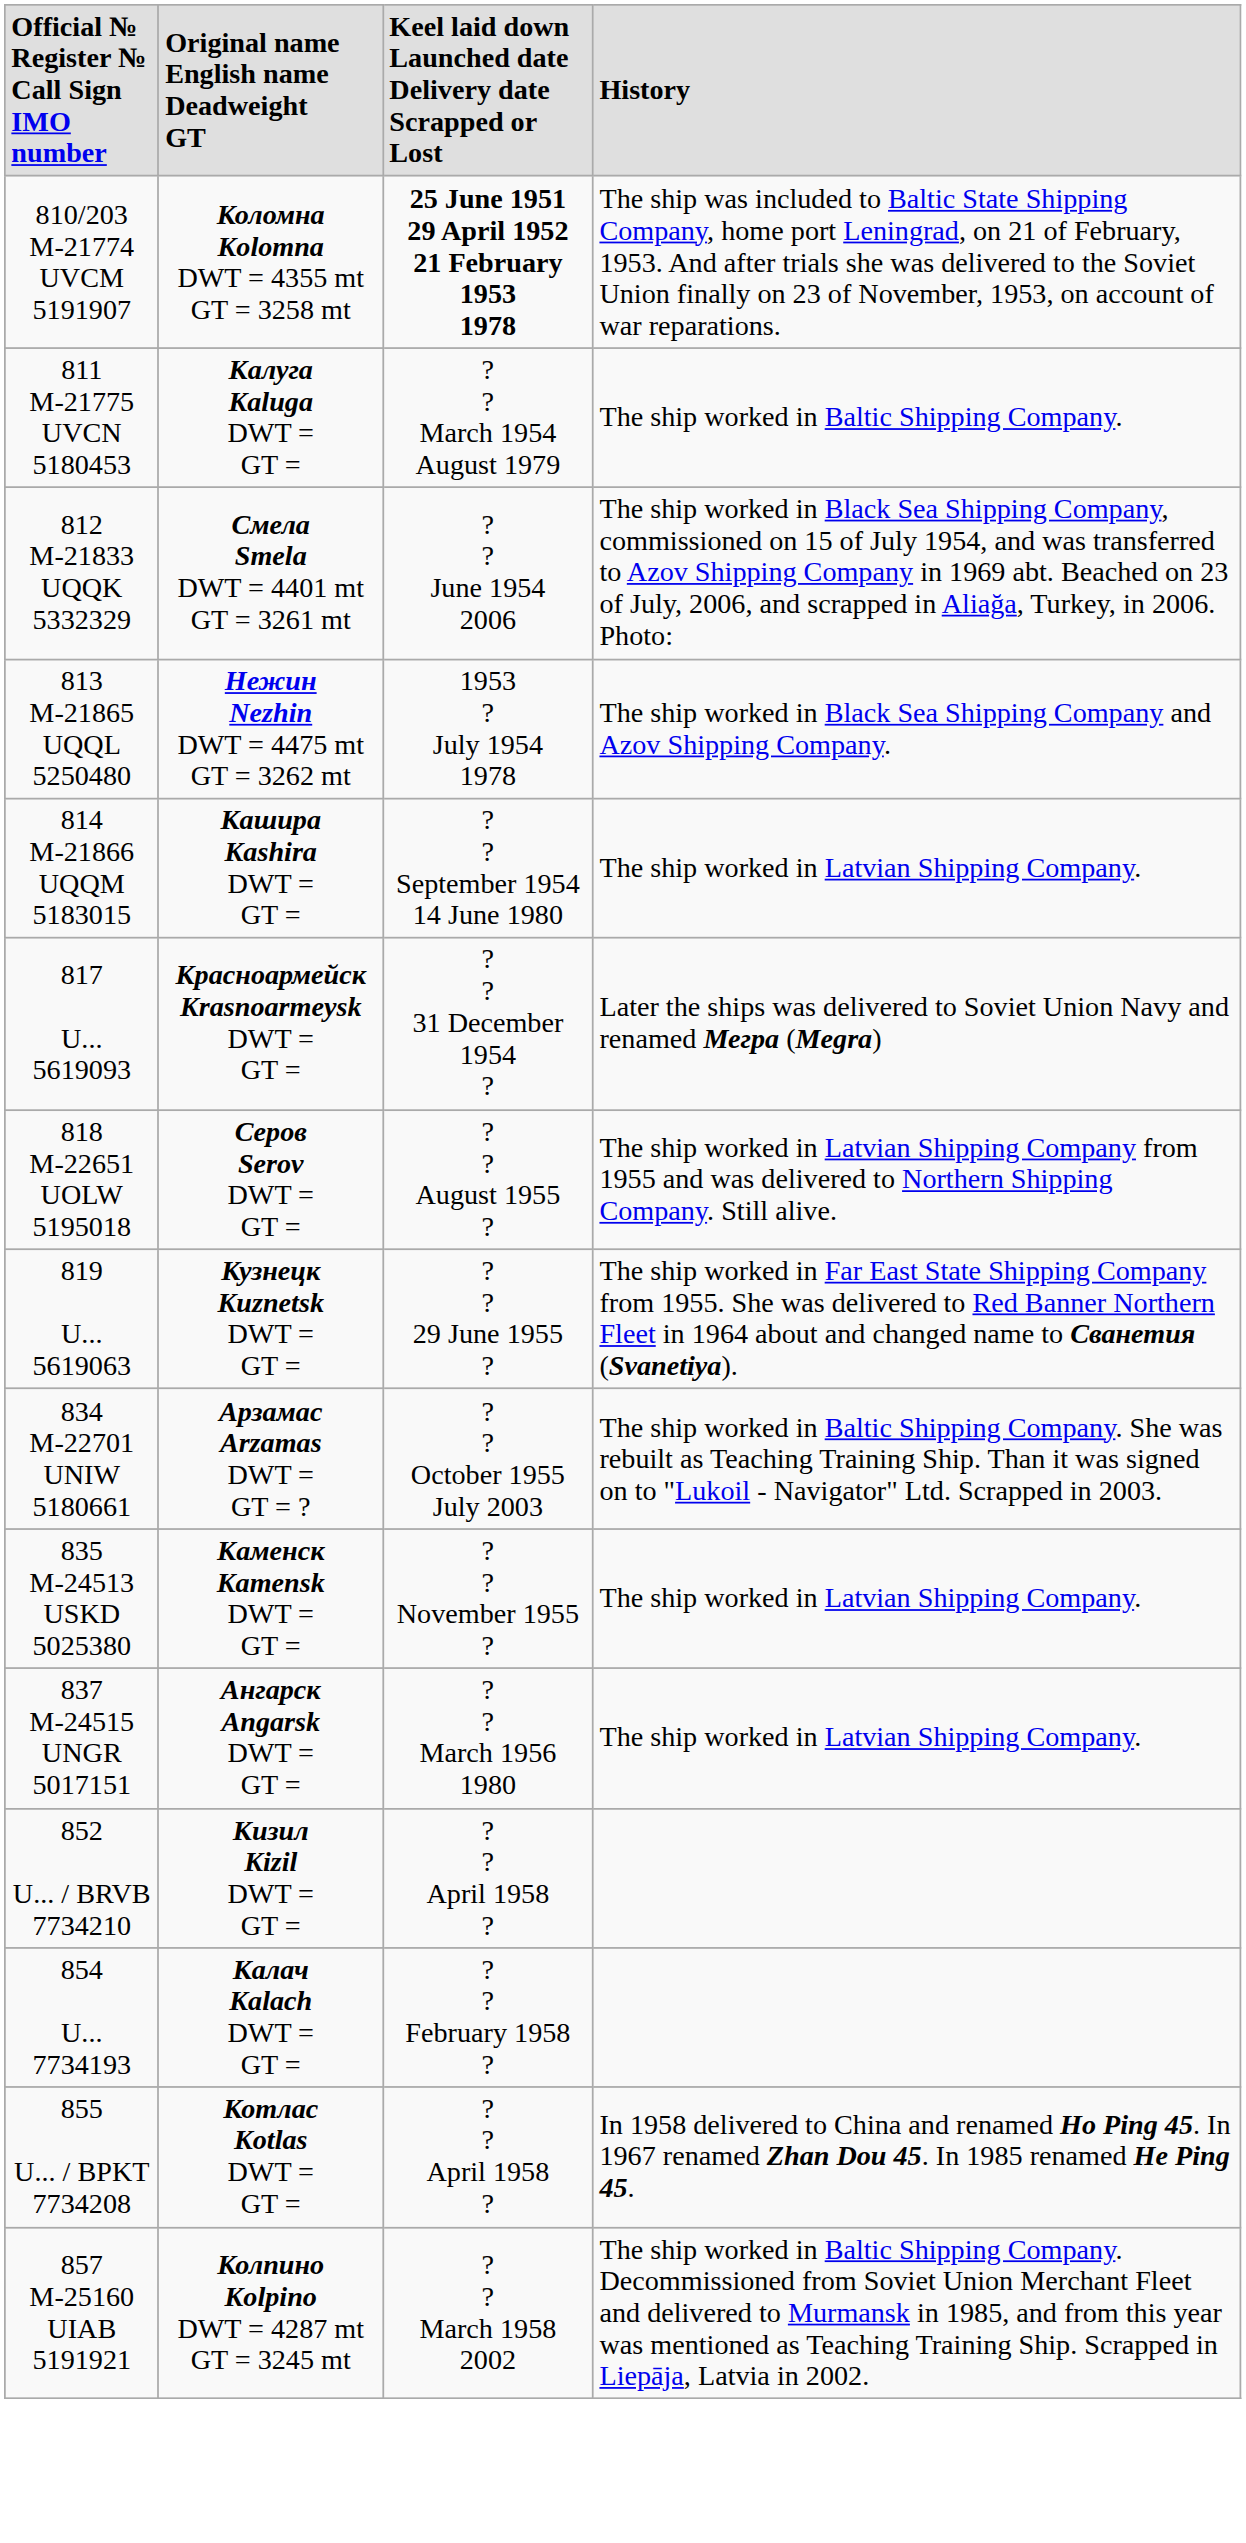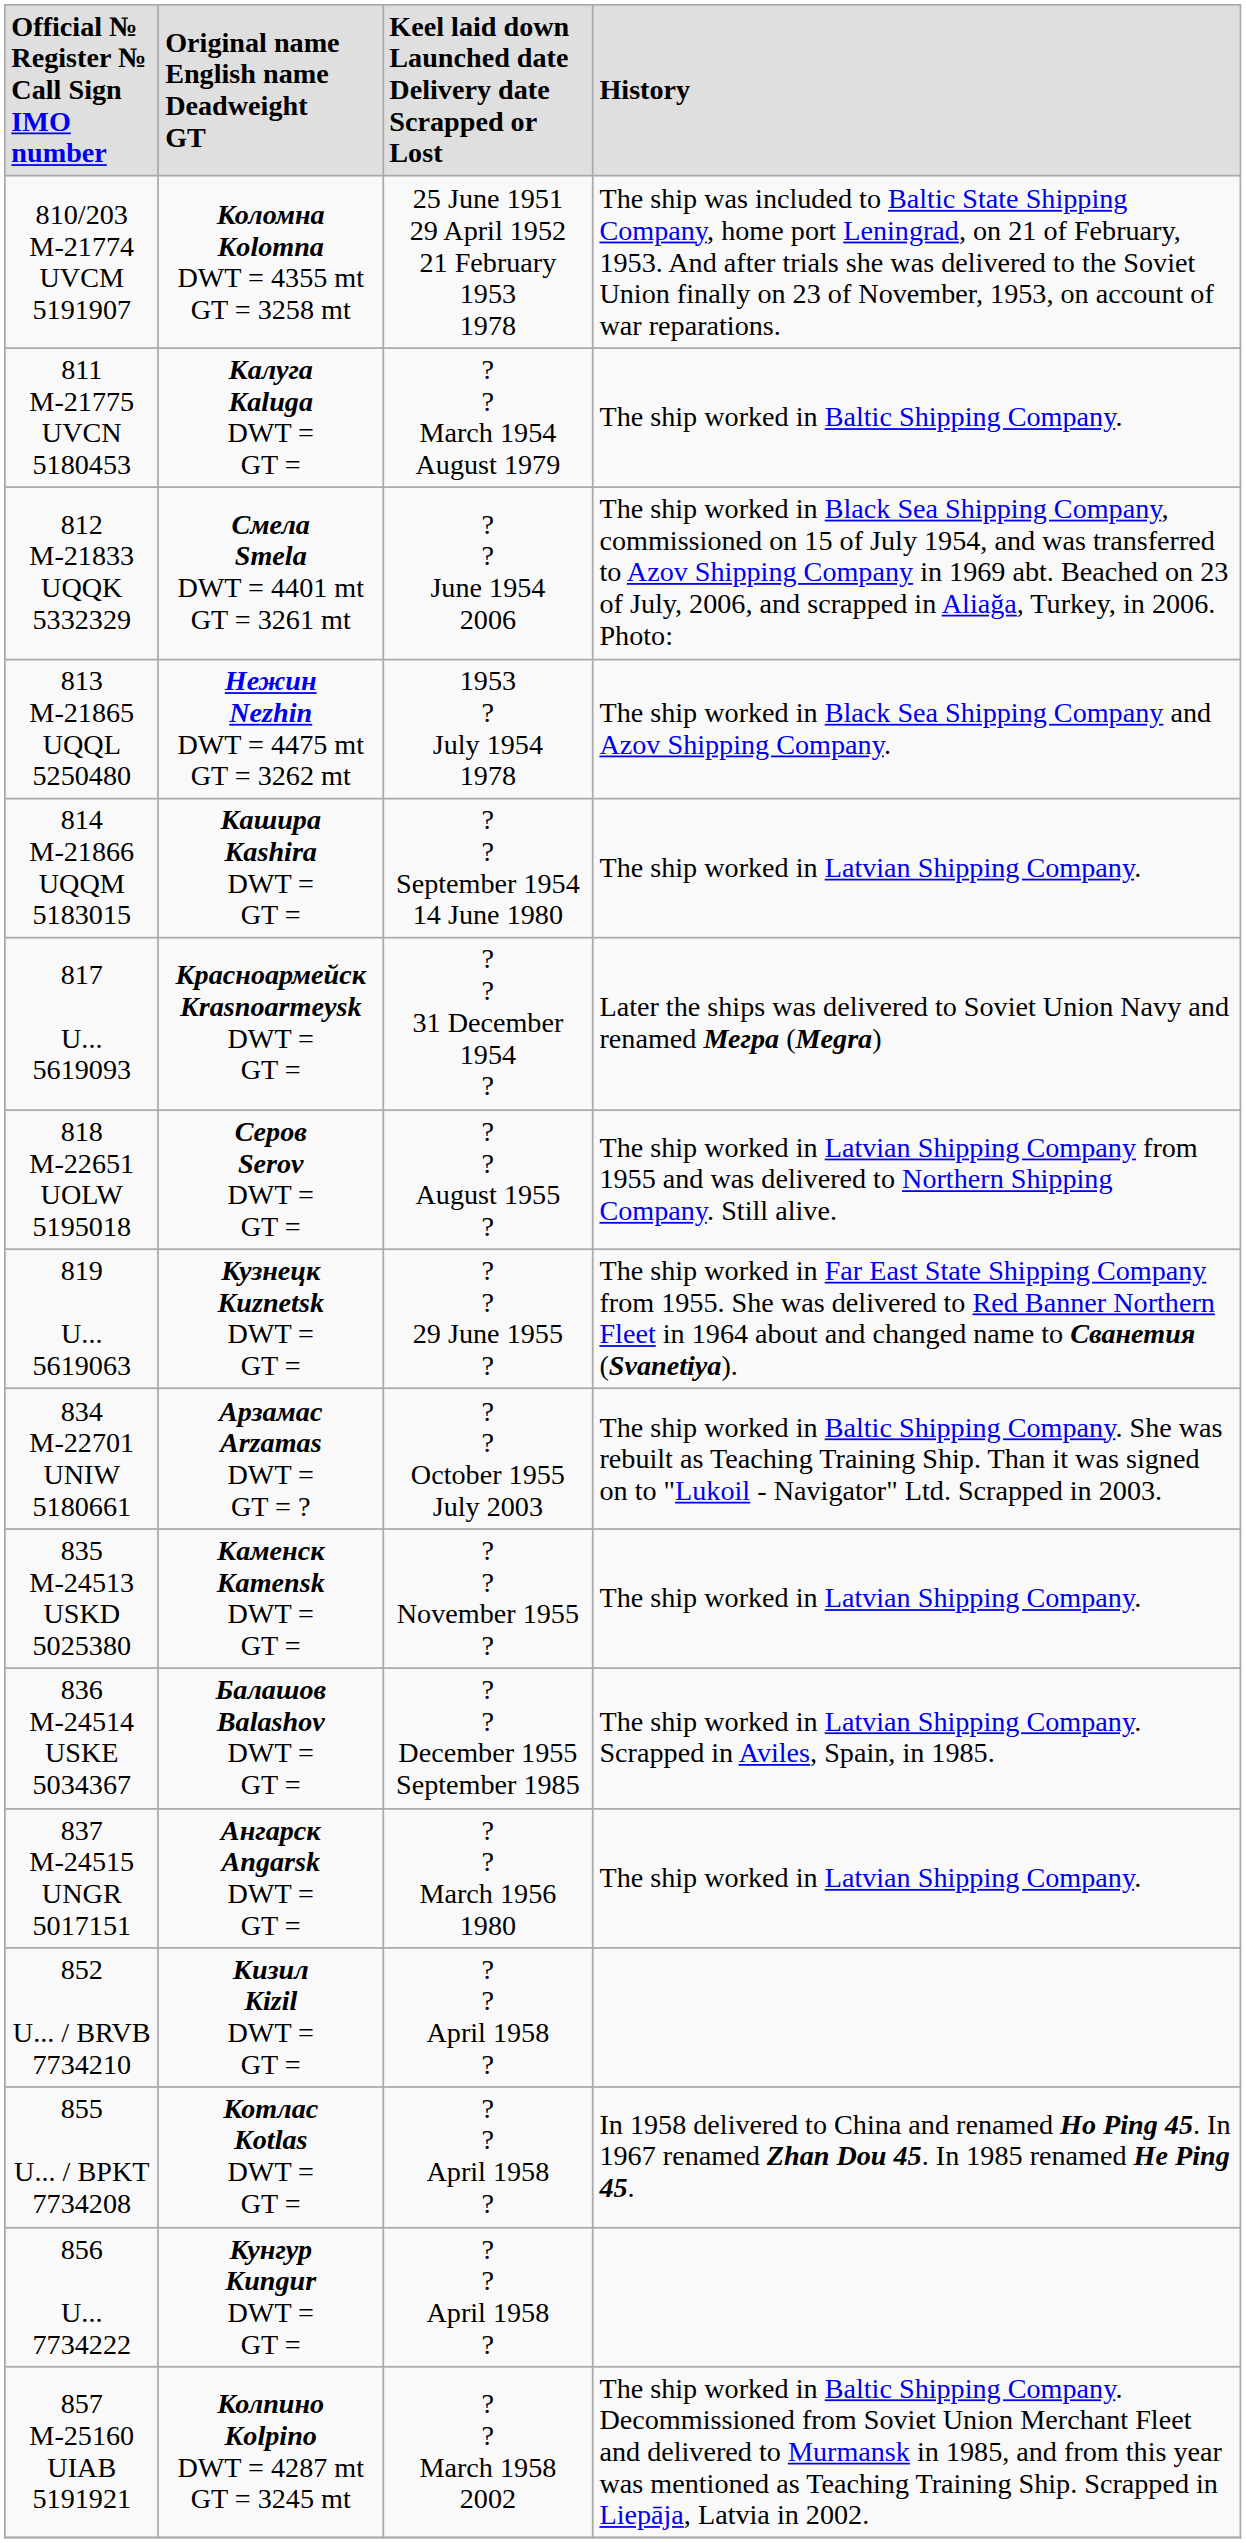(488, 261) bold -> (488, 261) normal
+ row: (82, 1737)
- row: (82, 2017)
+ row: (82, 2296)
